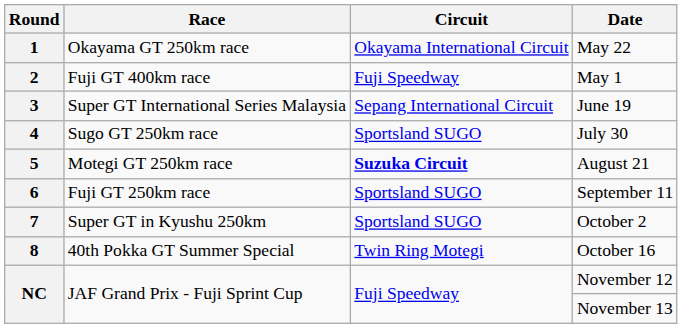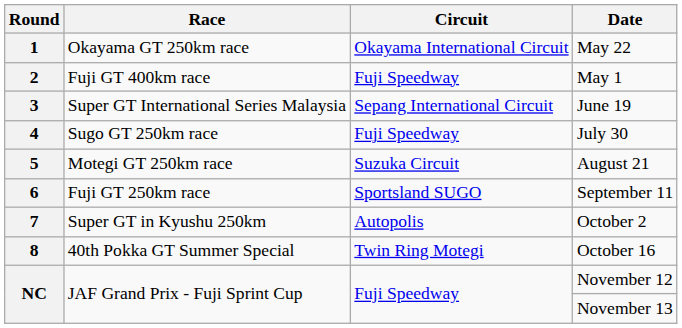(418, 134) Sportsland SUGO -> (407, 134) Fuji Speedway
(411, 163) bold -> (407, 163) normal
(418, 221) Sportsland SUGO -> (389, 221) Autopolis
